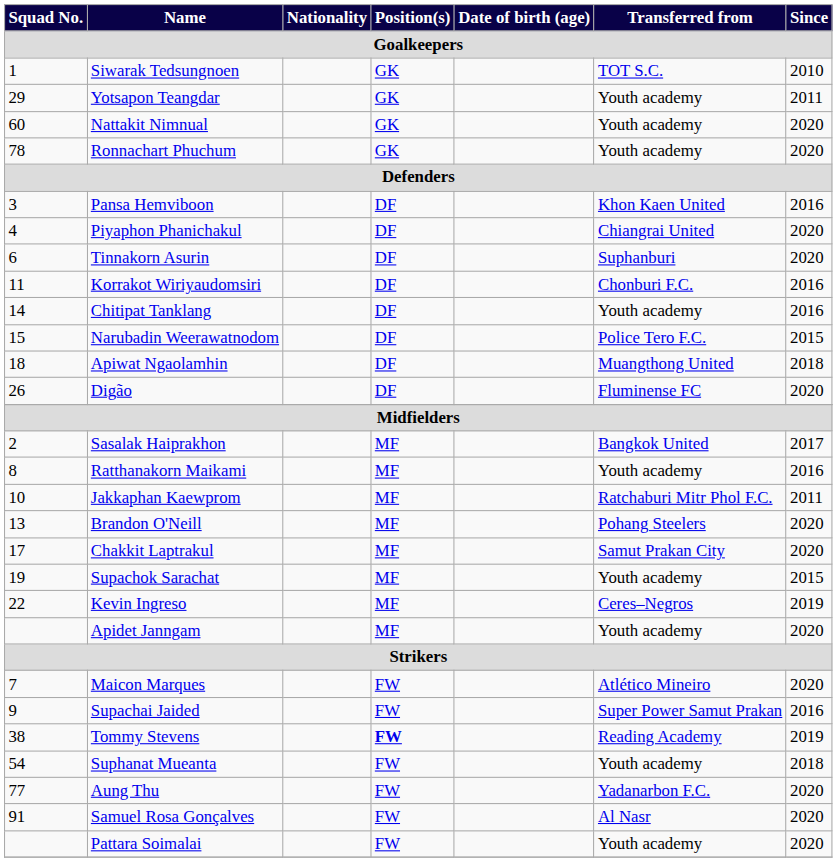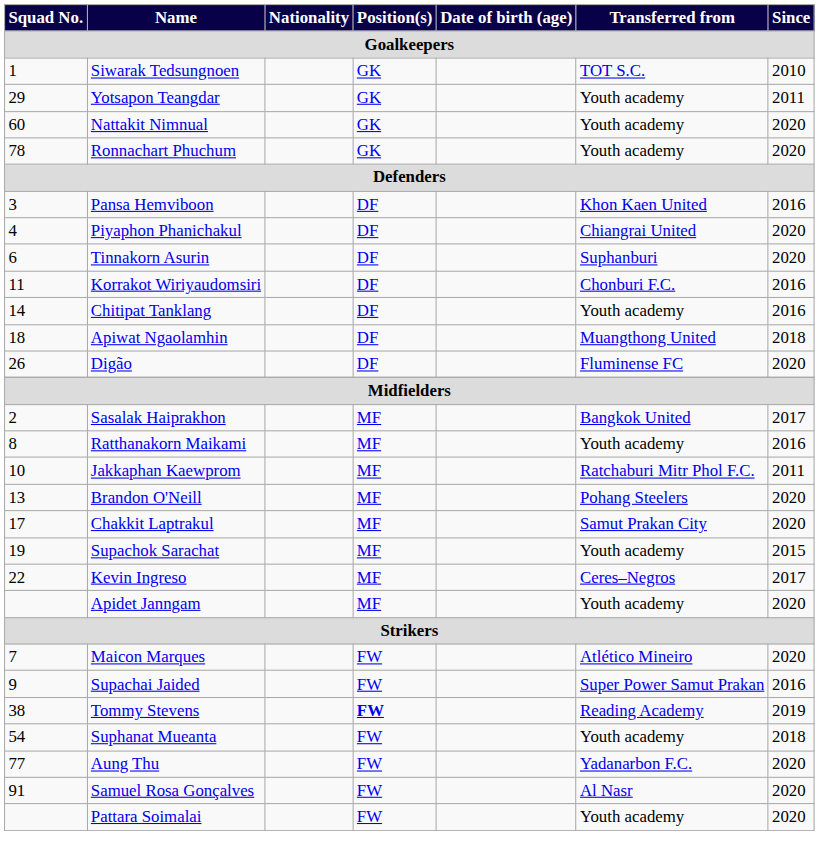- row: (185, 337)
(807, 603) 2019 -> (789, 577) 2017
